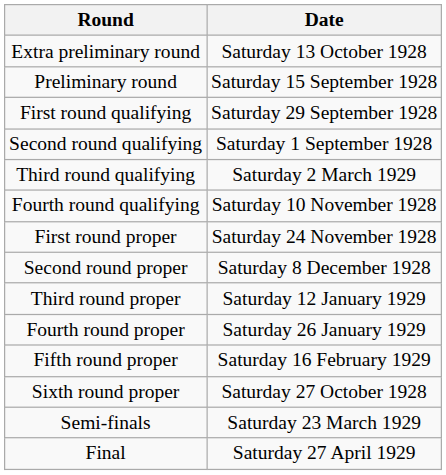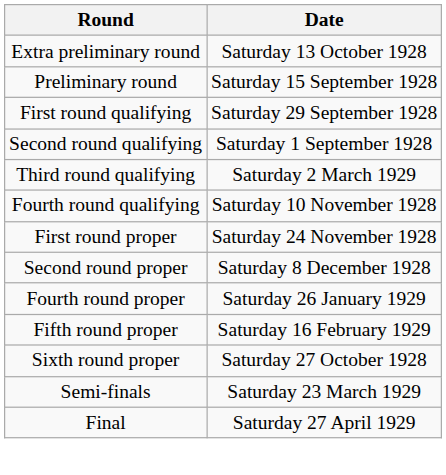- row: (106, 298)
